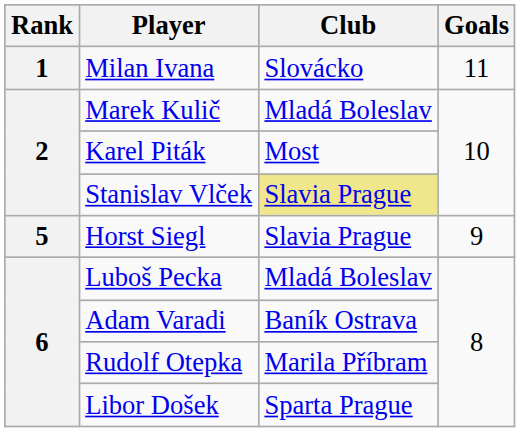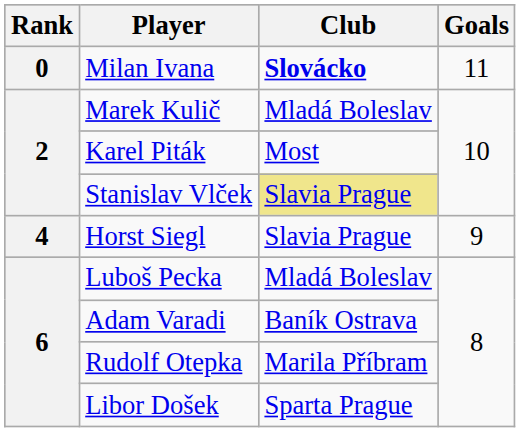(42, 67) 1 -> (42, 67) 0
(314, 67) normal -> (315, 67) bold
(42, 236) 5 -> (42, 236) 4
